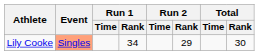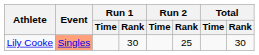(133, 43) 34 -> (133, 43) 30
(186, 43) 29 -> (186, 43) 25
